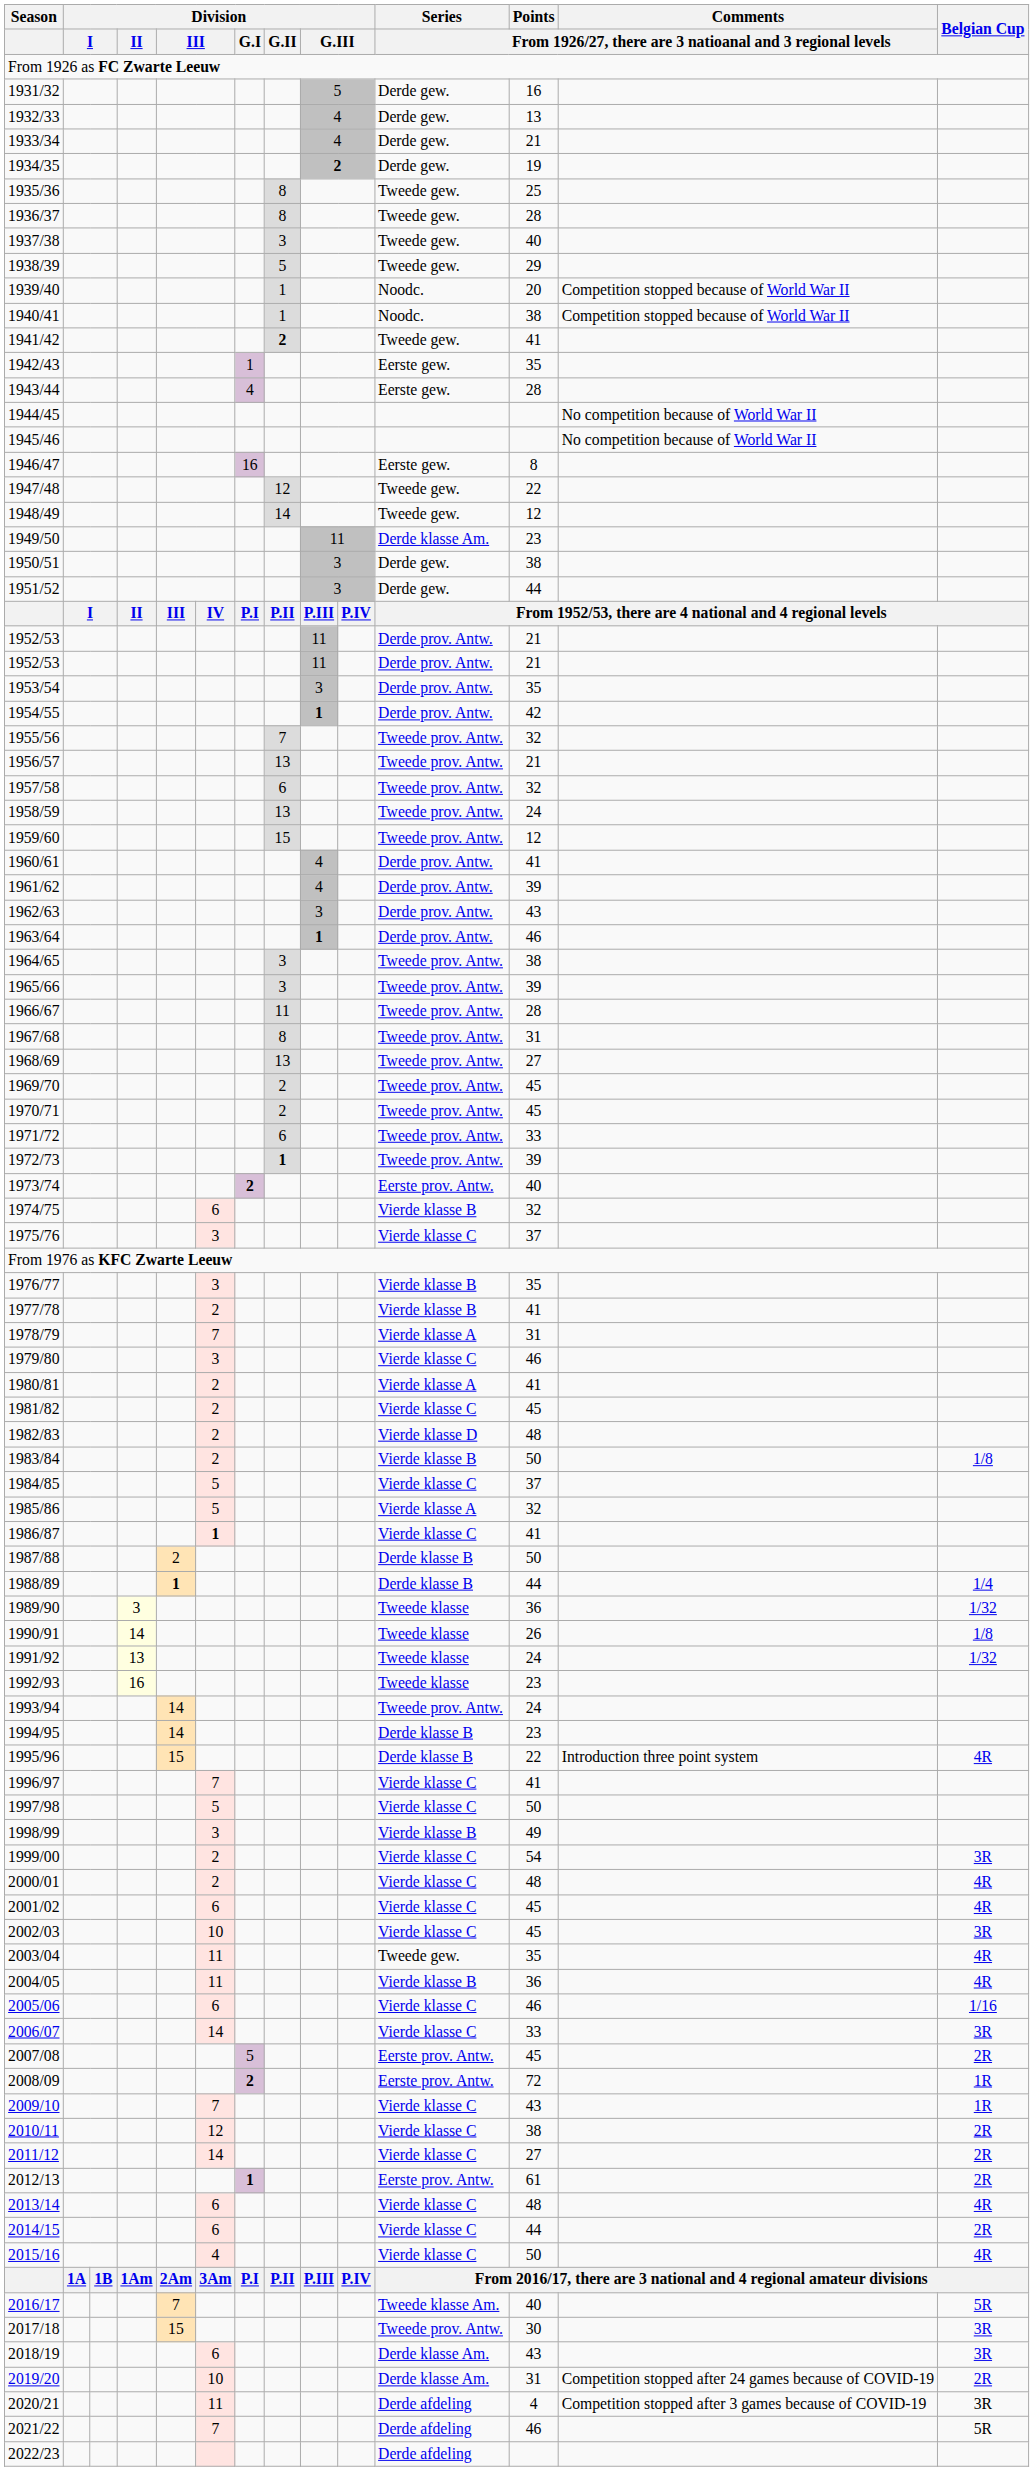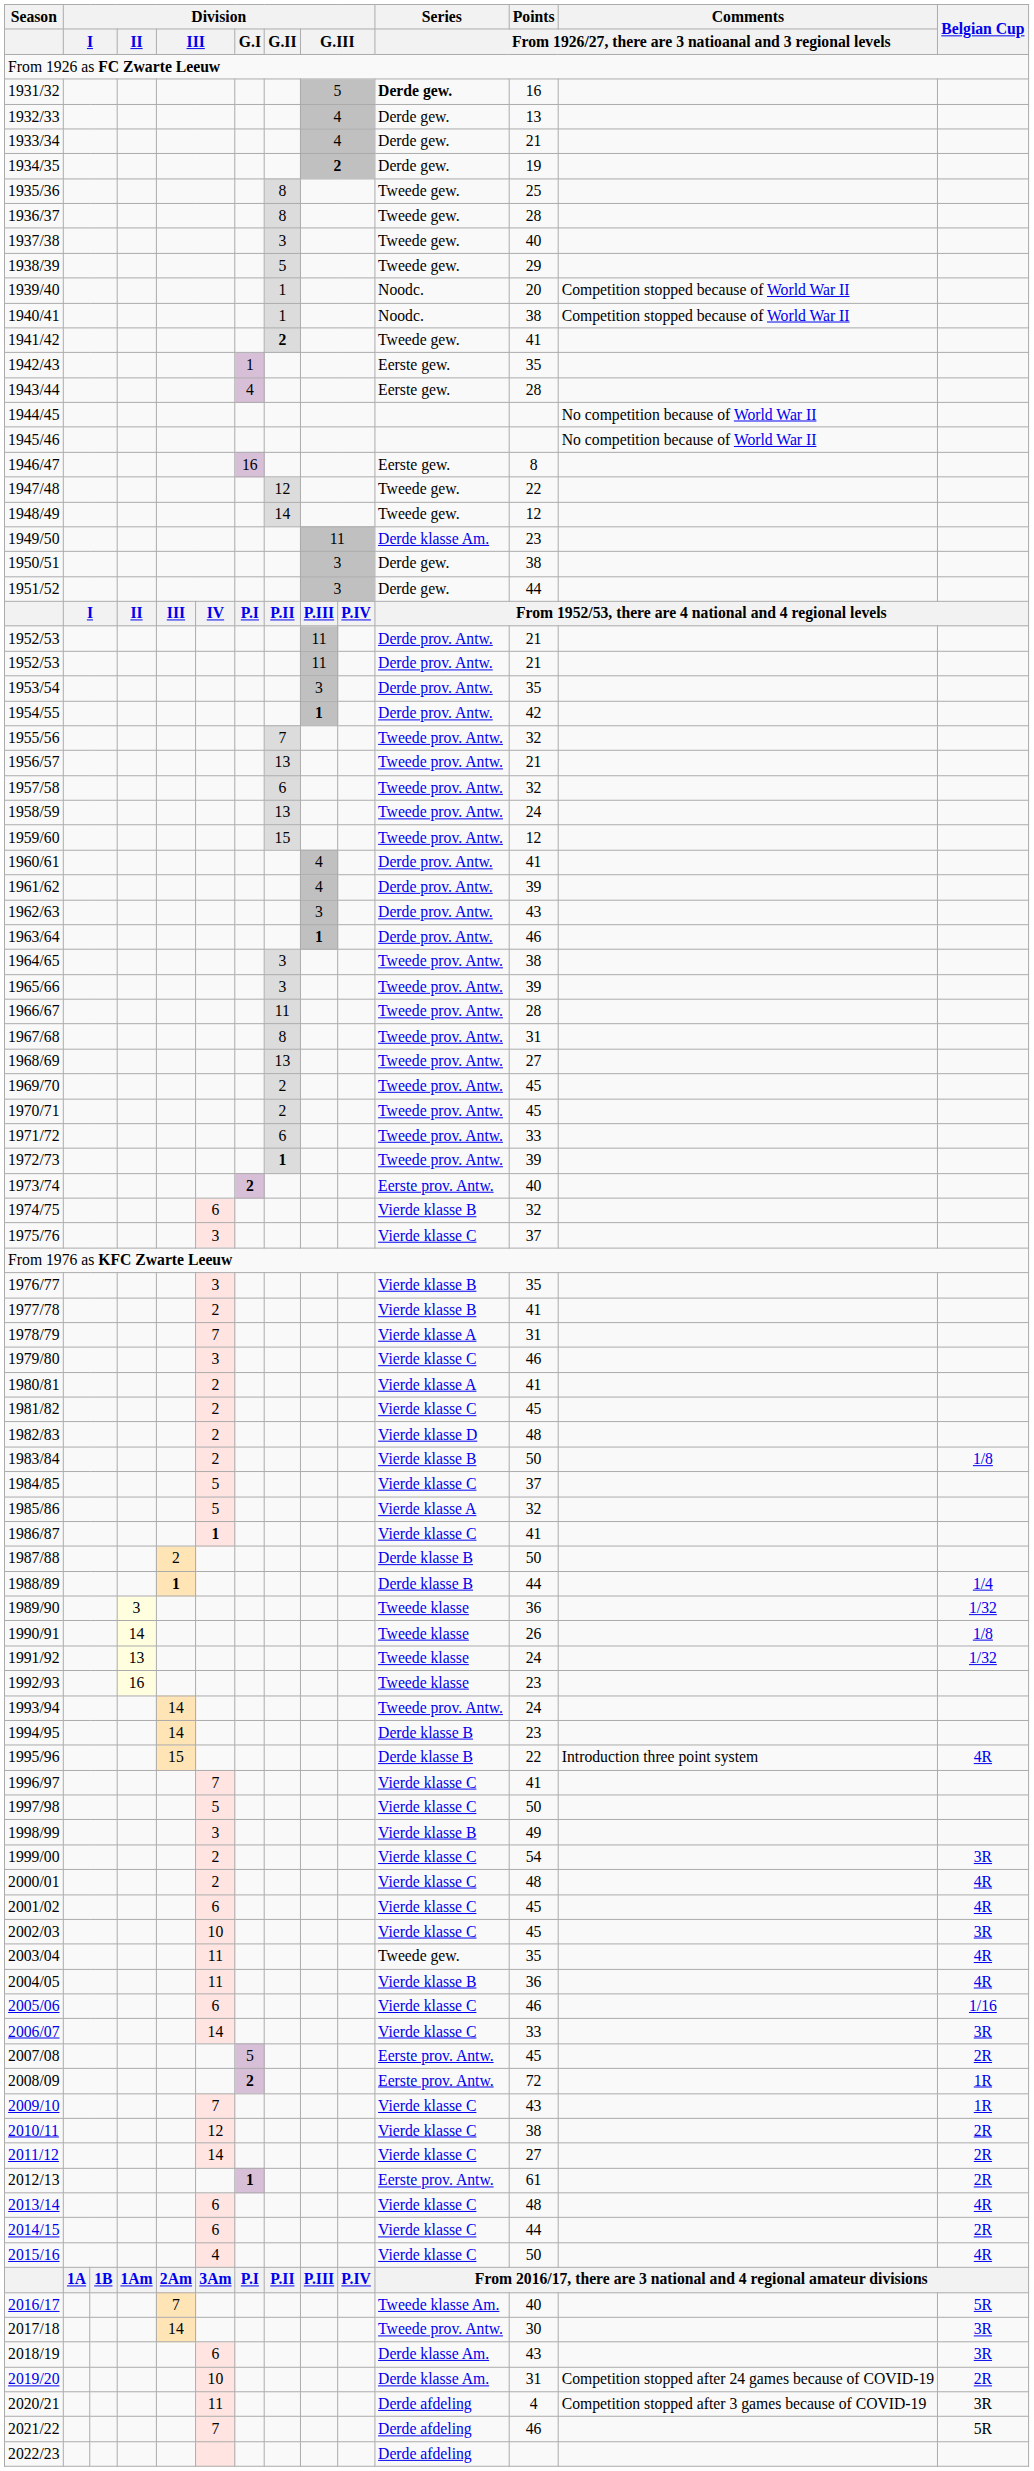(414, 91) normal -> (415, 91) bold
(176, 2329) 15 -> (176, 2329) 14
